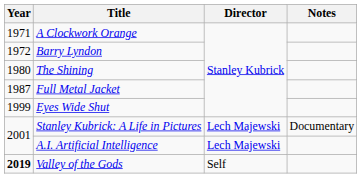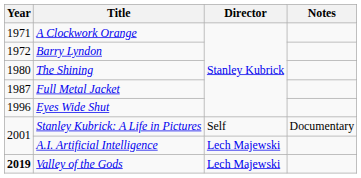(19, 107) 1999 -> (19, 107) 1996
(244, 126) Lech Majewski -> (216, 126) Self
(216, 164) Self -> (244, 164) Lech Majewski
